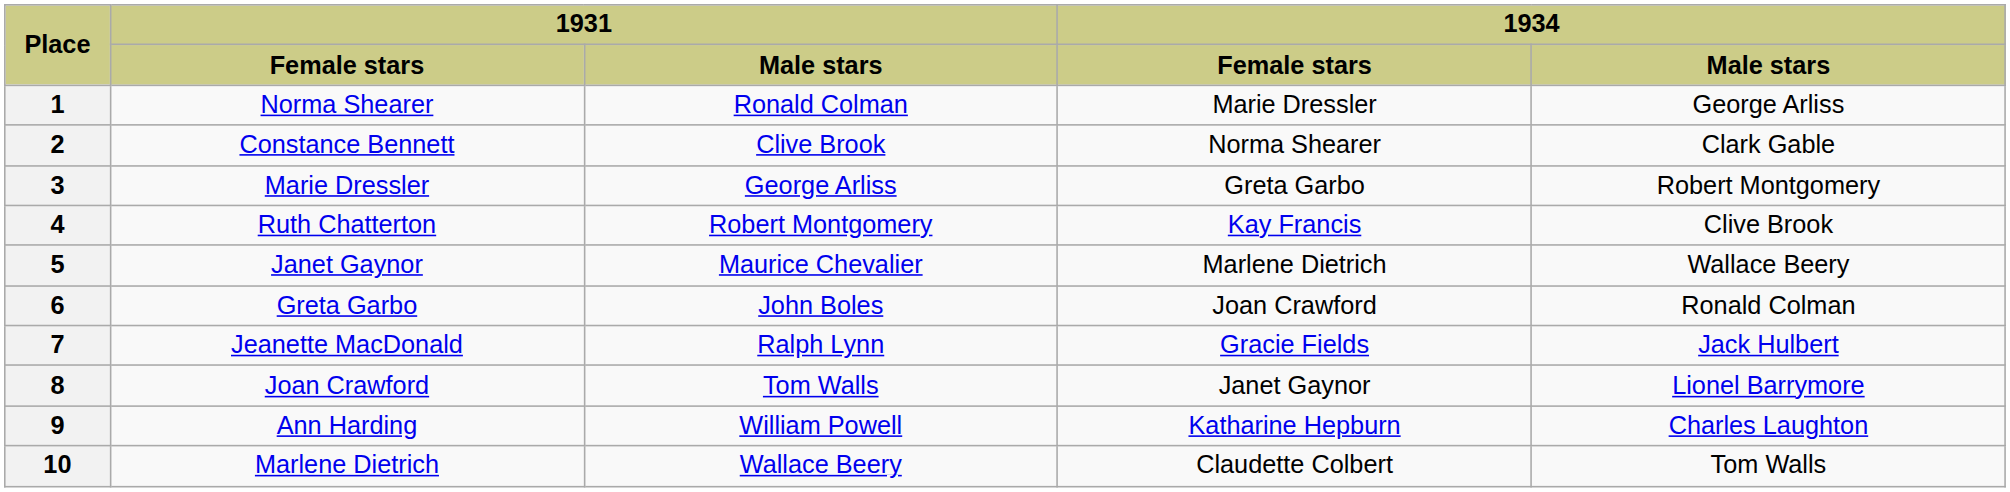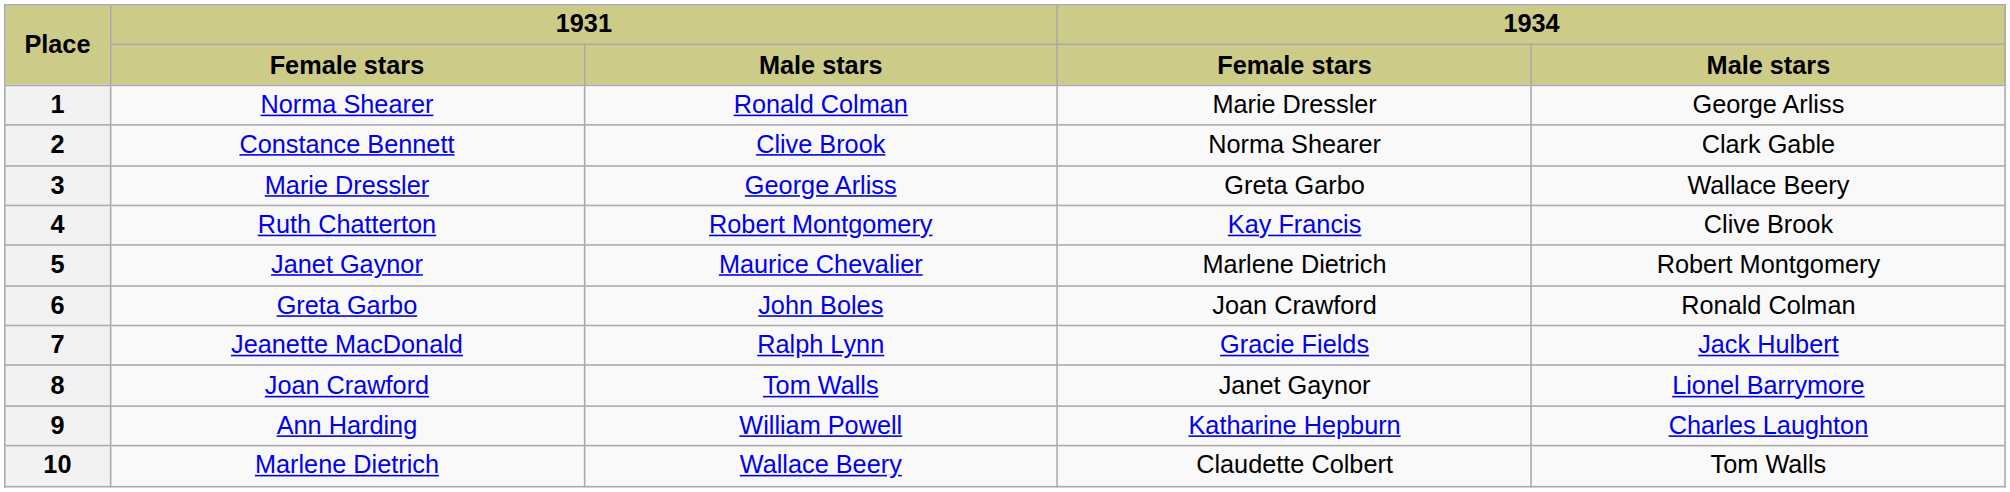(1768, 184) Robert Montgomery -> (1768, 184) Wallace Beery
(1768, 265) Wallace Beery -> (1768, 265) Robert Montgomery
